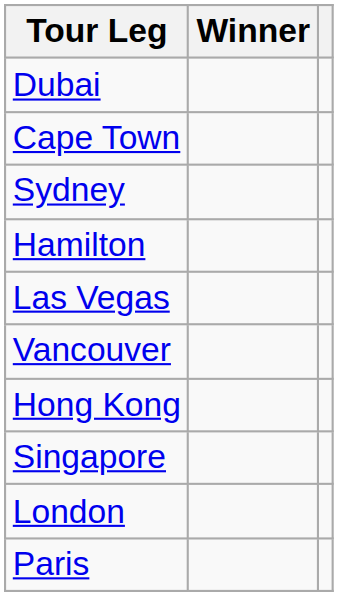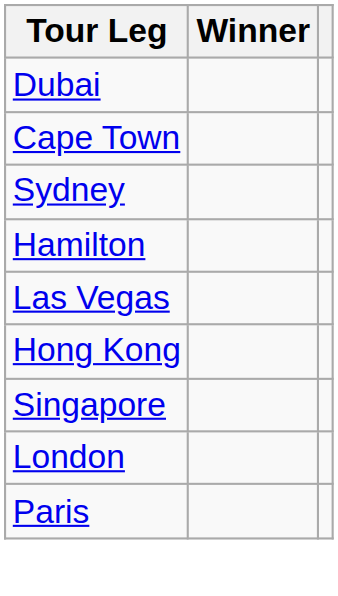- row: (92, 350)
